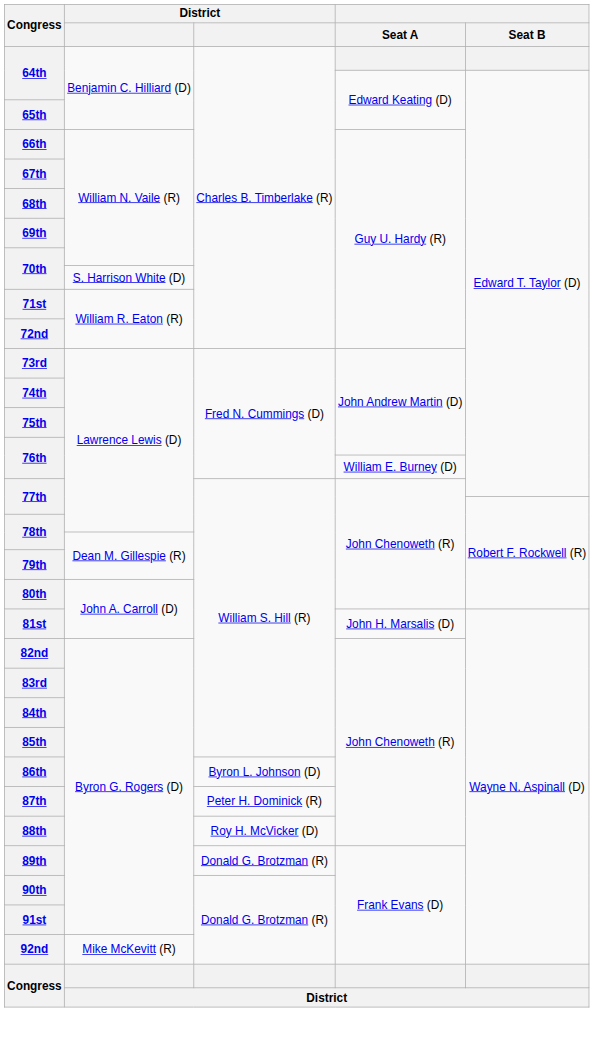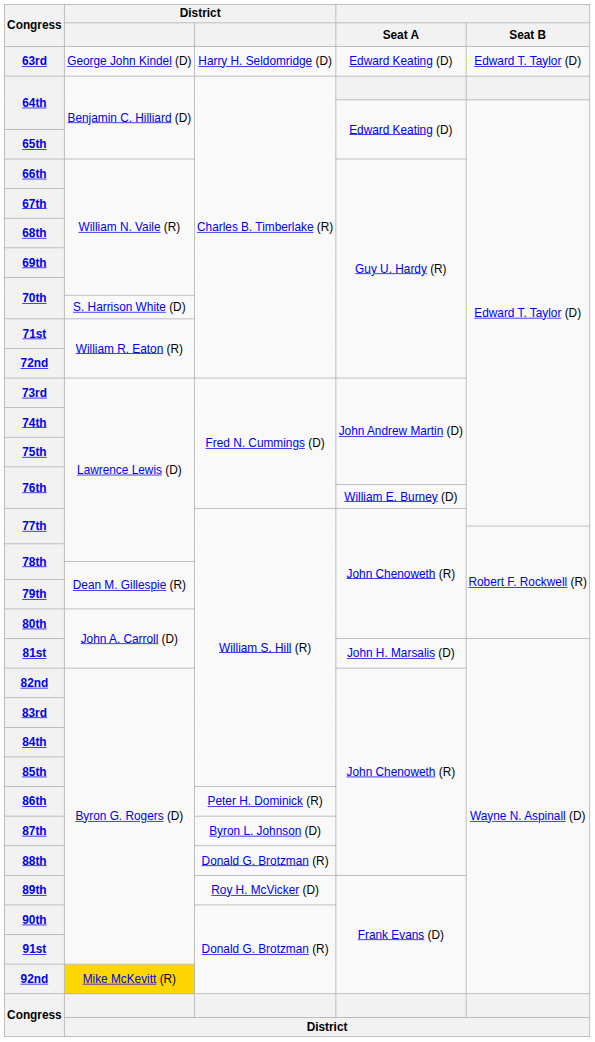+ row: (34, 61)
(264, 772) Byron L. Johnson (D) -> (265, 801) Peter H. Dominick (R)
(264, 801) Peter H. Dominick (R) -> (265, 831) Byron L. Johnson (D)
(264, 831) Roy H. McVicker (D) -> (265, 860) Donald G. Brotzman (R)
(264, 860) Donald G. Brotzman (R) -> (265, 890) Roy H. McVicker (D)
(129, 949) no background -> (129, 979) gold background
